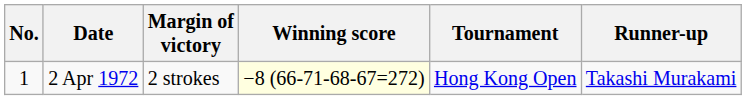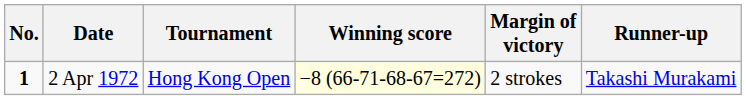columns swapped: (505, 33) <-> (191, 33)
(24, 78) normal -> (24, 78) bold
